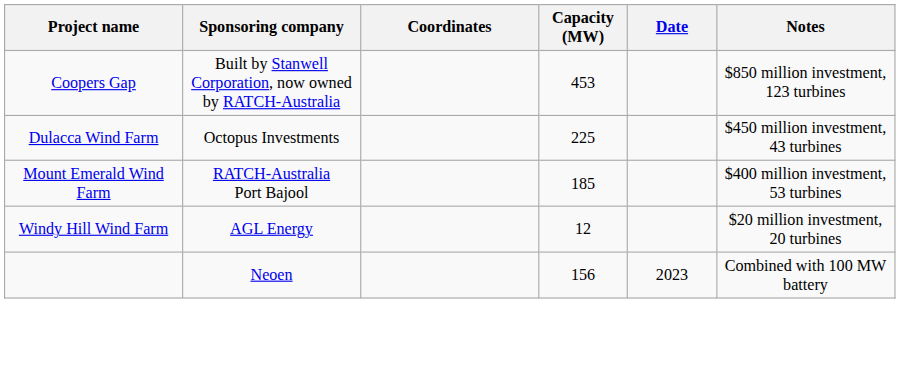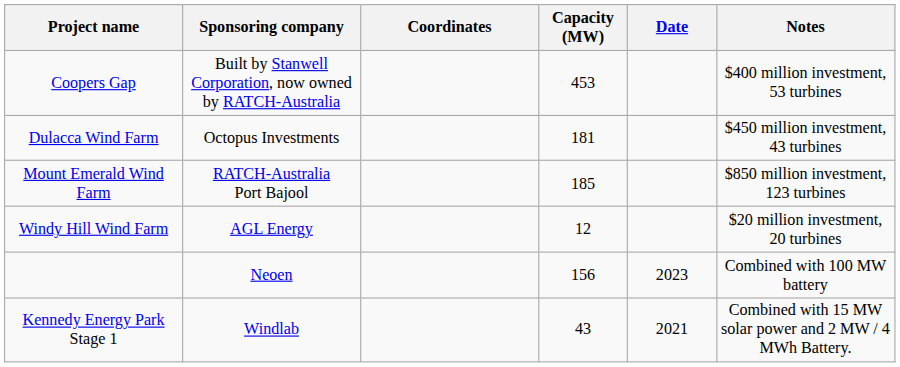(805, 82) $850 million investment, 123 turbines -> (805, 82) $400 million investment, 53 turbines
(583, 138) 225 -> (583, 138) 181
(805, 183) $400 million investment, 53 turbines -> (805, 183) $850 million investment, 123 turbines
+ row: (94, 330)
